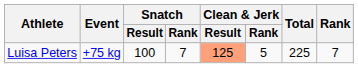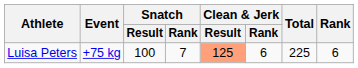(264, 53) 5 -> (264, 53) 6
(335, 53) 7 -> (335, 53) 6
